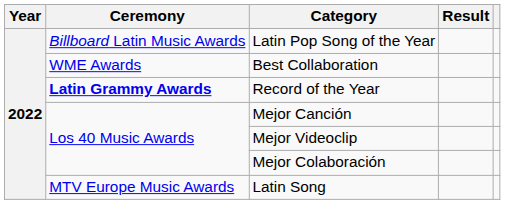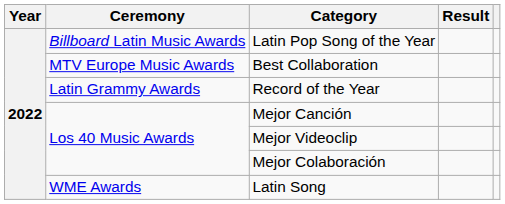(95, 65) WME Awards -> (142, 65) MTV Europe Music Awards
(130, 89) bold -> (125, 89) normal
(142, 187) MTV Europe Music Awards -> (95, 187) WME Awards
